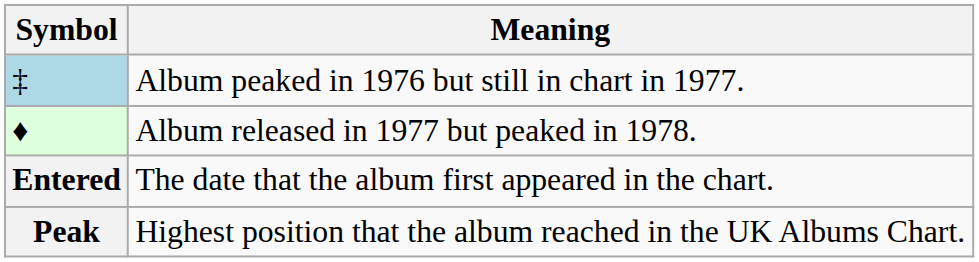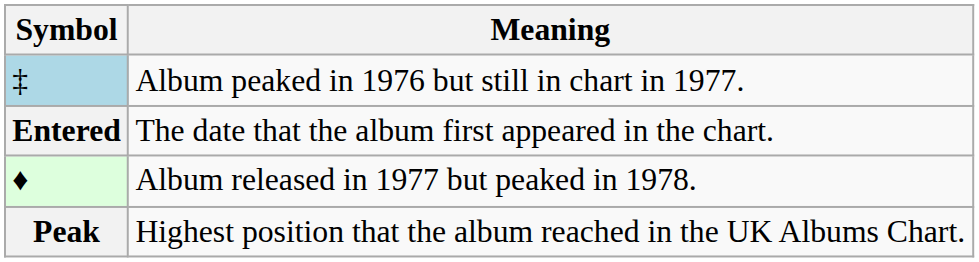rows swapped: (20, 130) <-> (67, 180)
